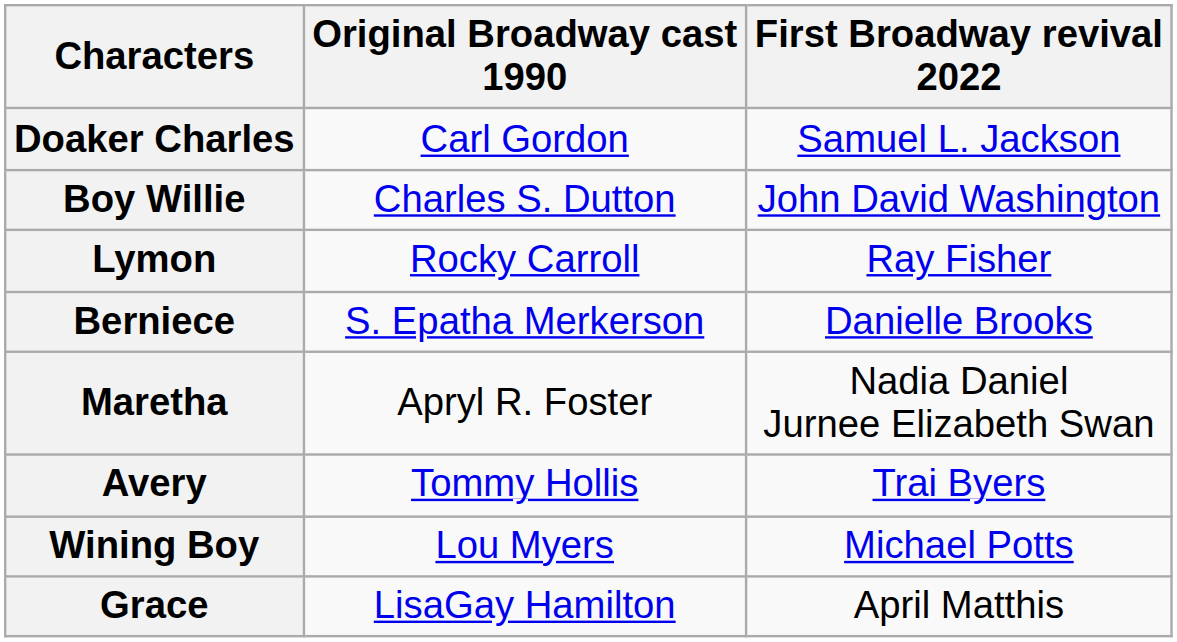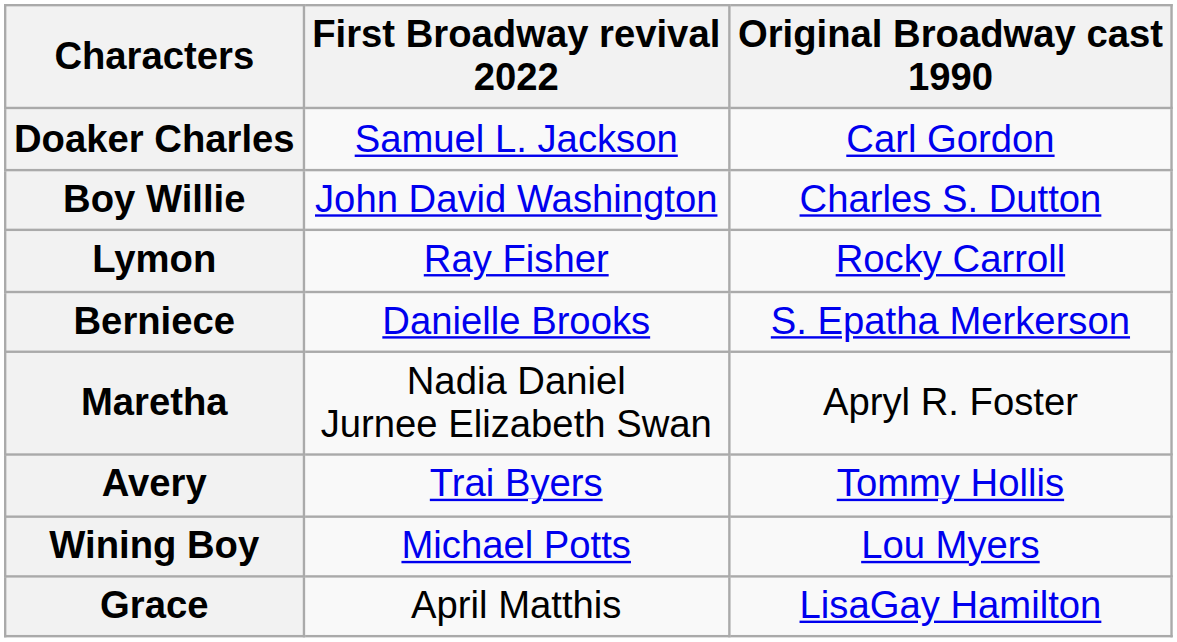columns swapped: (525, 56) <-> (959, 56)
